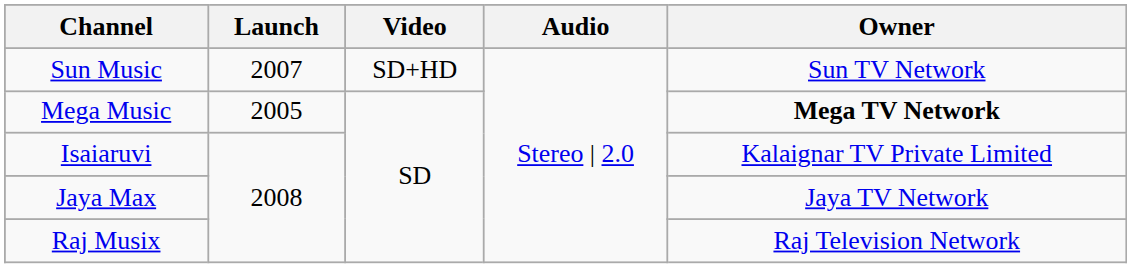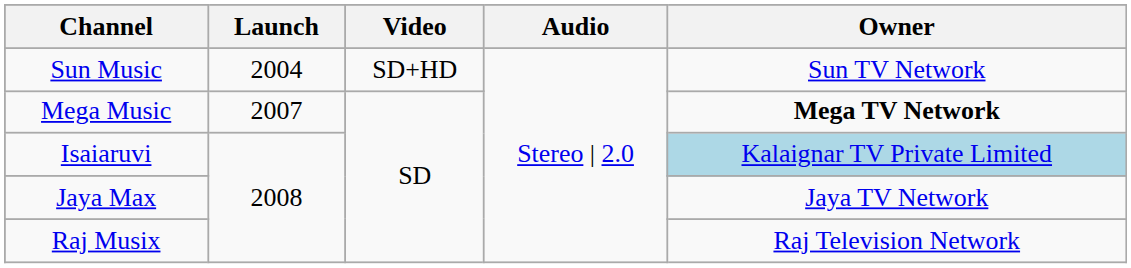(276, 69) 2007 -> (276, 69) 2004
(276, 111) 2005 -> (276, 111) 2007
(897, 154) no background -> (897, 154) lightblue background
